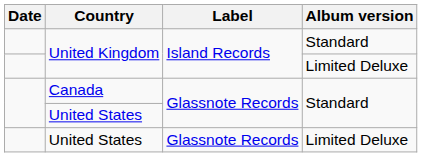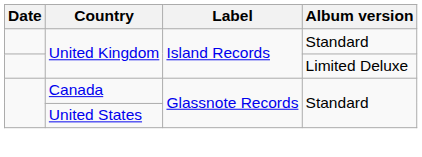- row: (95, 139)
